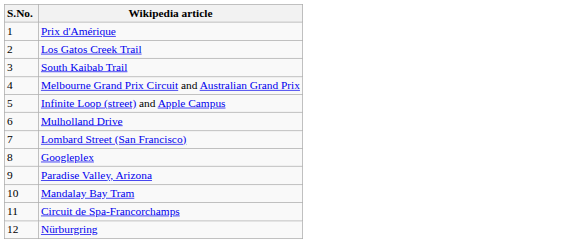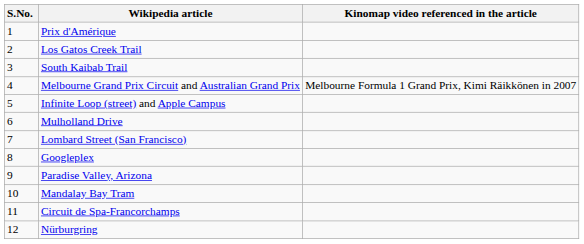+ column: (441, 13)
